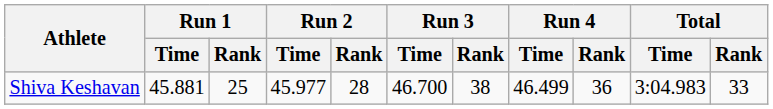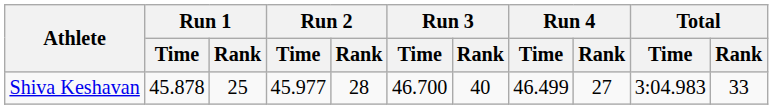(177, 88) 45.881 -> (177, 88) 45.878
(480, 88) 38 -> (480, 88) 40
(602, 88) 36 -> (602, 88) 27
